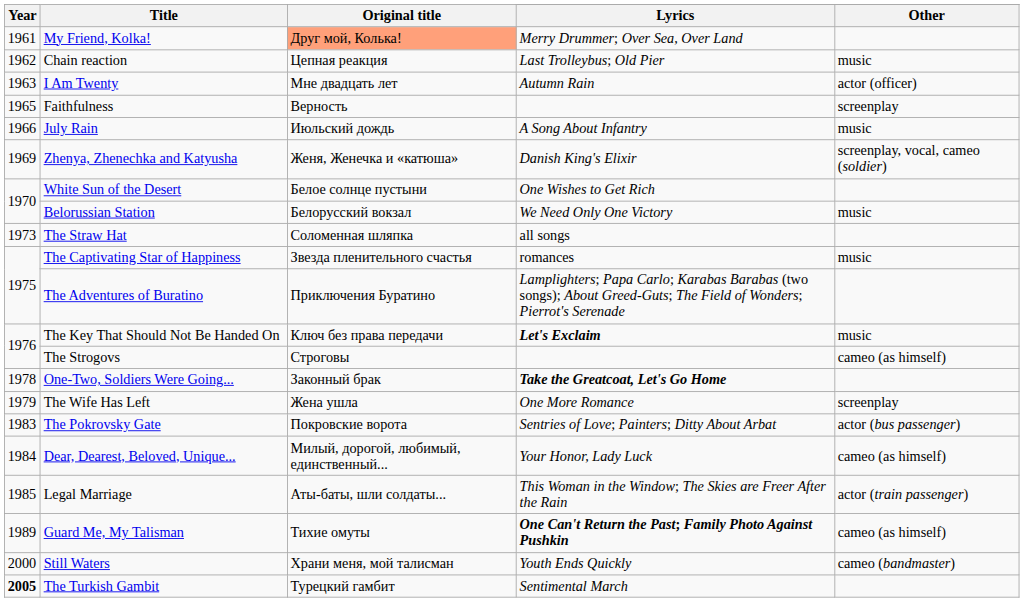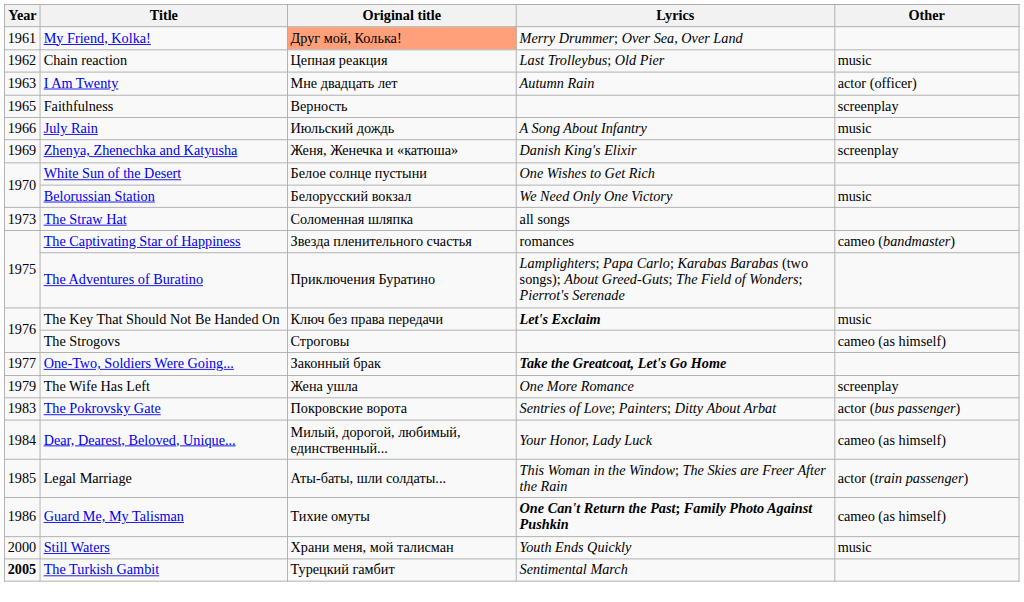(909, 159) screenplay, vocal, cameo (soldier) -> (868, 151) screenplay
(855, 257) music -> (896, 241) cameo (bandmaster)
(22, 380) 1978 -> (22, 364) 1977
(22, 532) 1989 -> (22, 516) 1986
(896, 563) cameo (bandmaster) -> (855, 547) music
